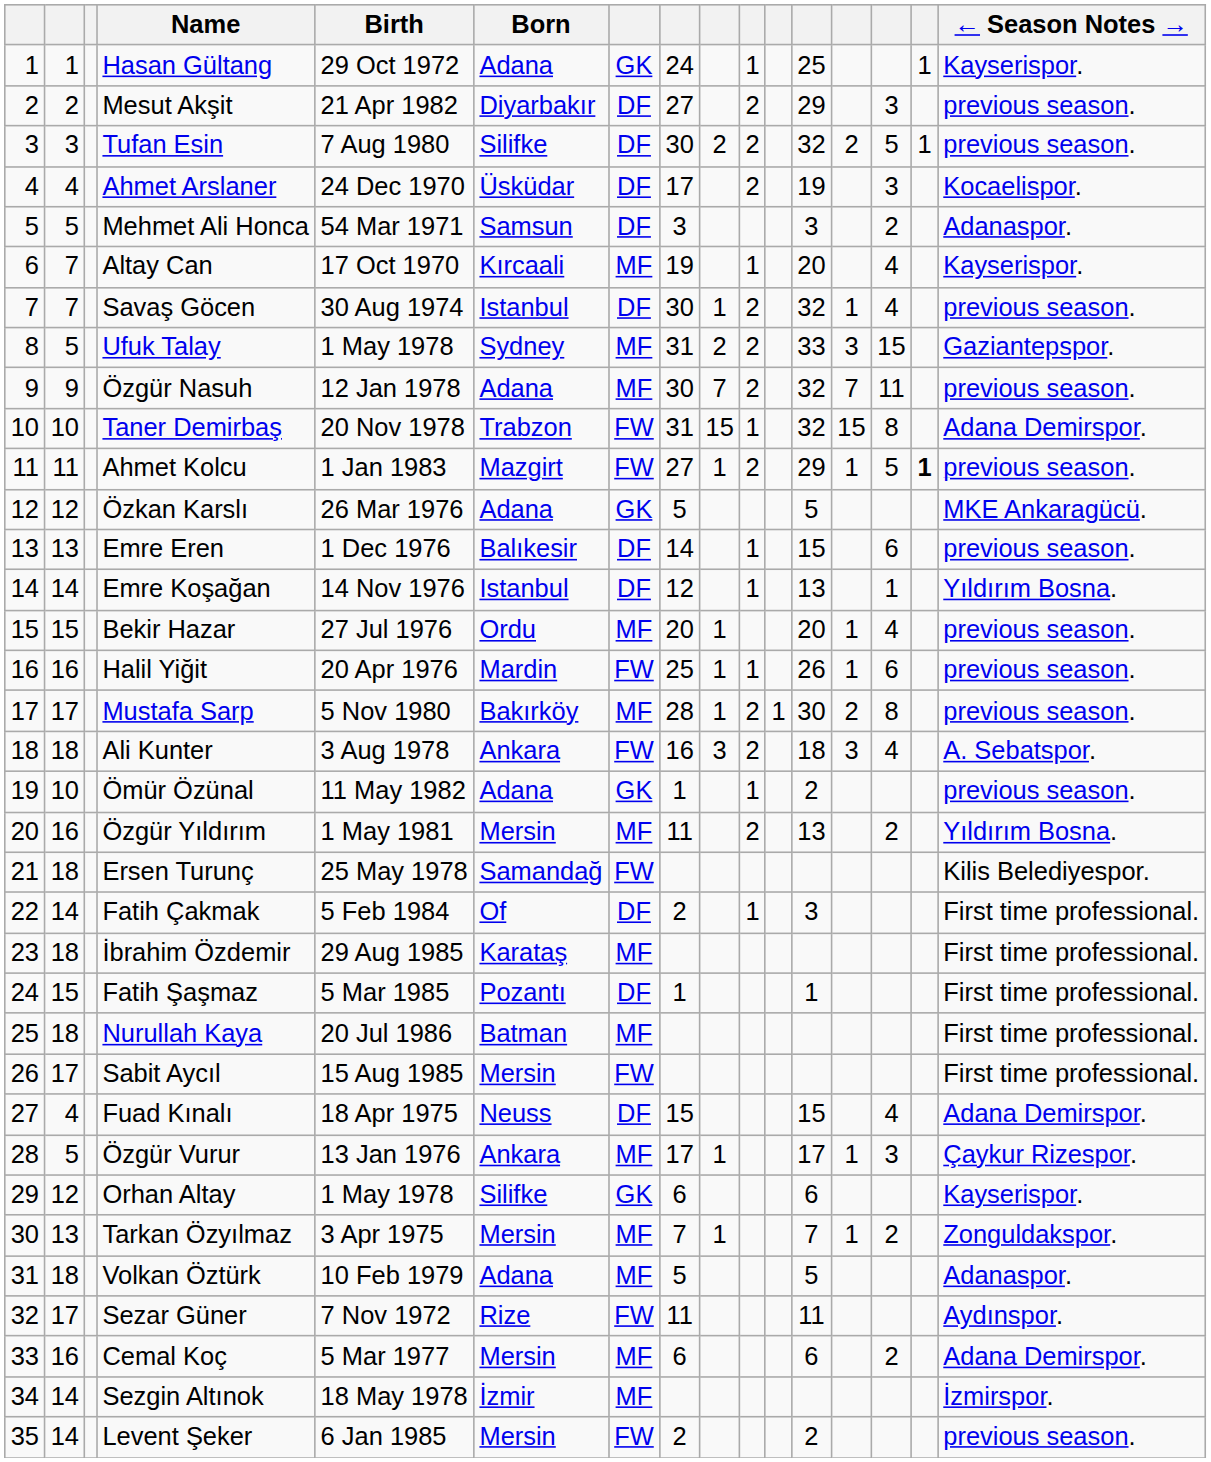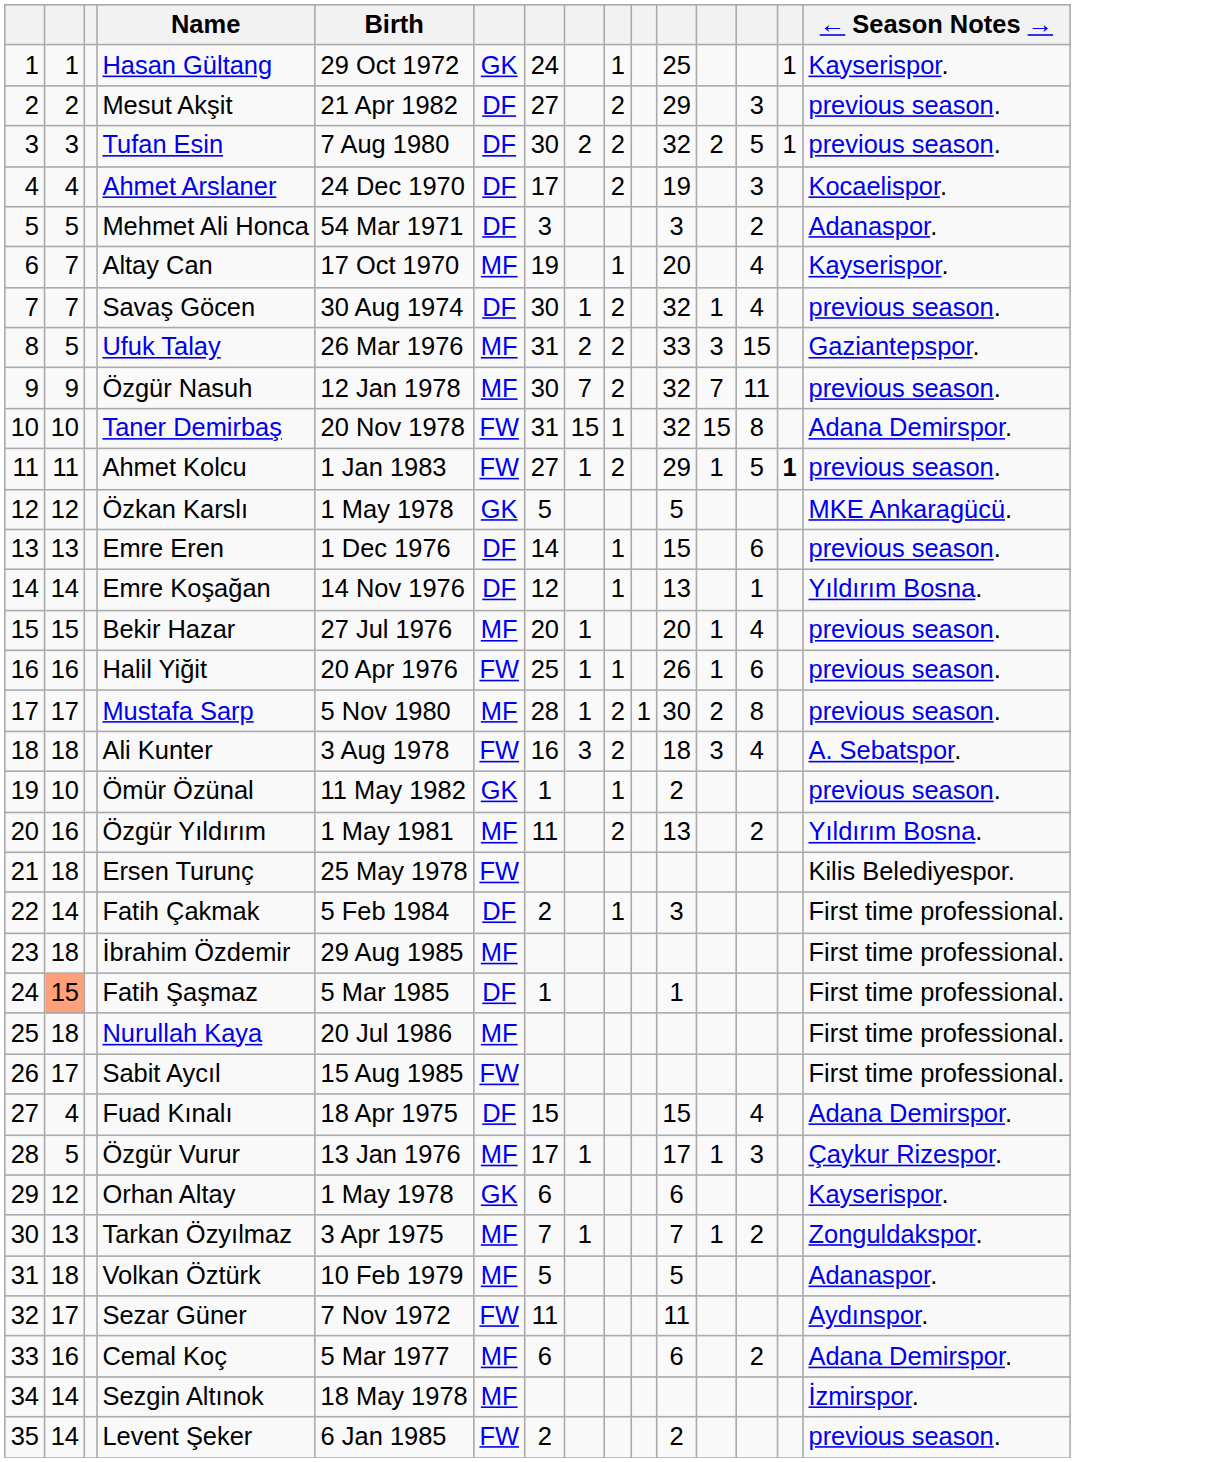- column: (541, 24)
(387, 347) 1 May 1978 -> (392, 347) 26 Mar 1976
(392, 508) 26 Mar 1976 -> (387, 508) 1 May 1978
(65, 992) no background -> (65, 992) lightsalmon background
